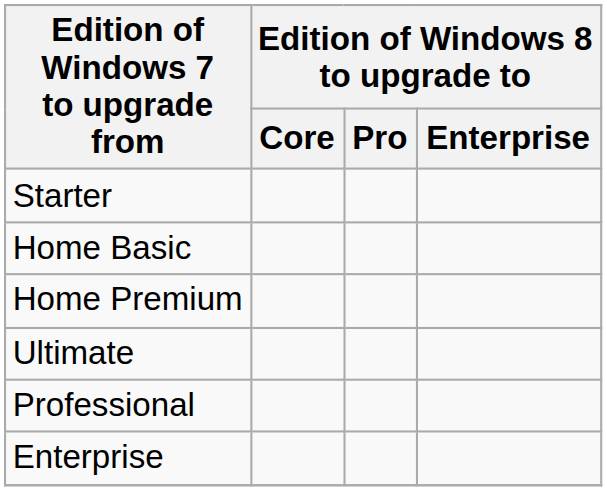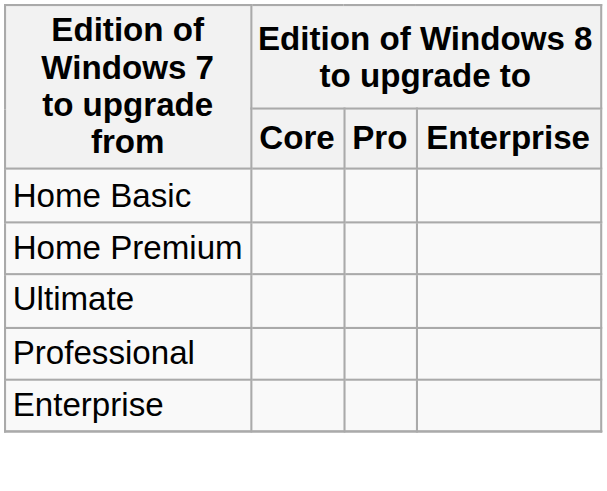- row: (62, 195)
